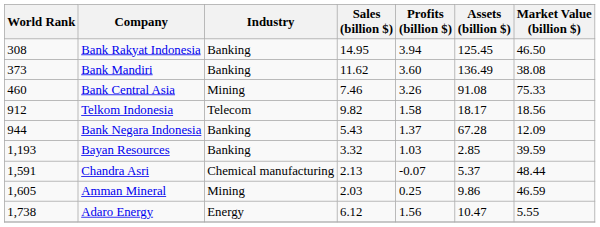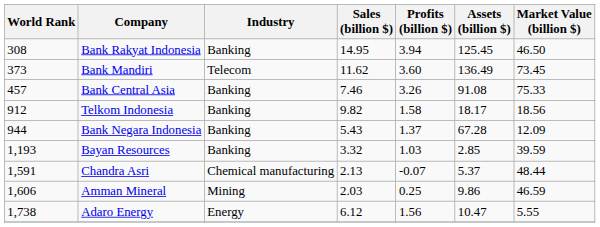(229, 69) Banking -> (229, 69) Telecom
(531, 69) 38.08 -> (531, 69) 73.45
(17, 89) 460 -> (17, 89) 457
(226, 89) Mining -> (229, 89) Banking
(229, 110) Telecom -> (229, 110) Banking
(22, 191) 1,605 -> (22, 191) 1,606
